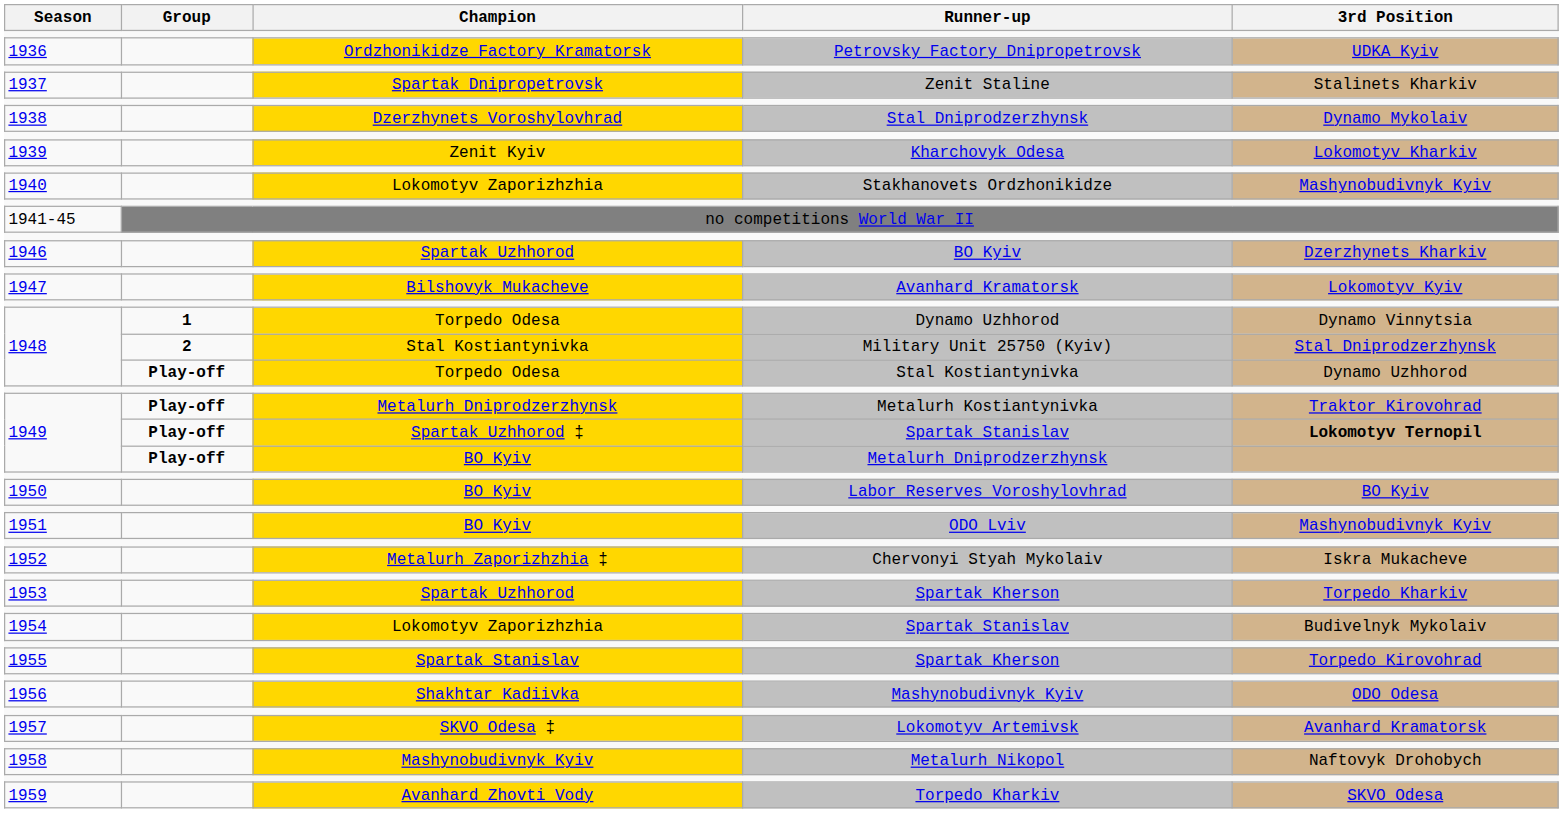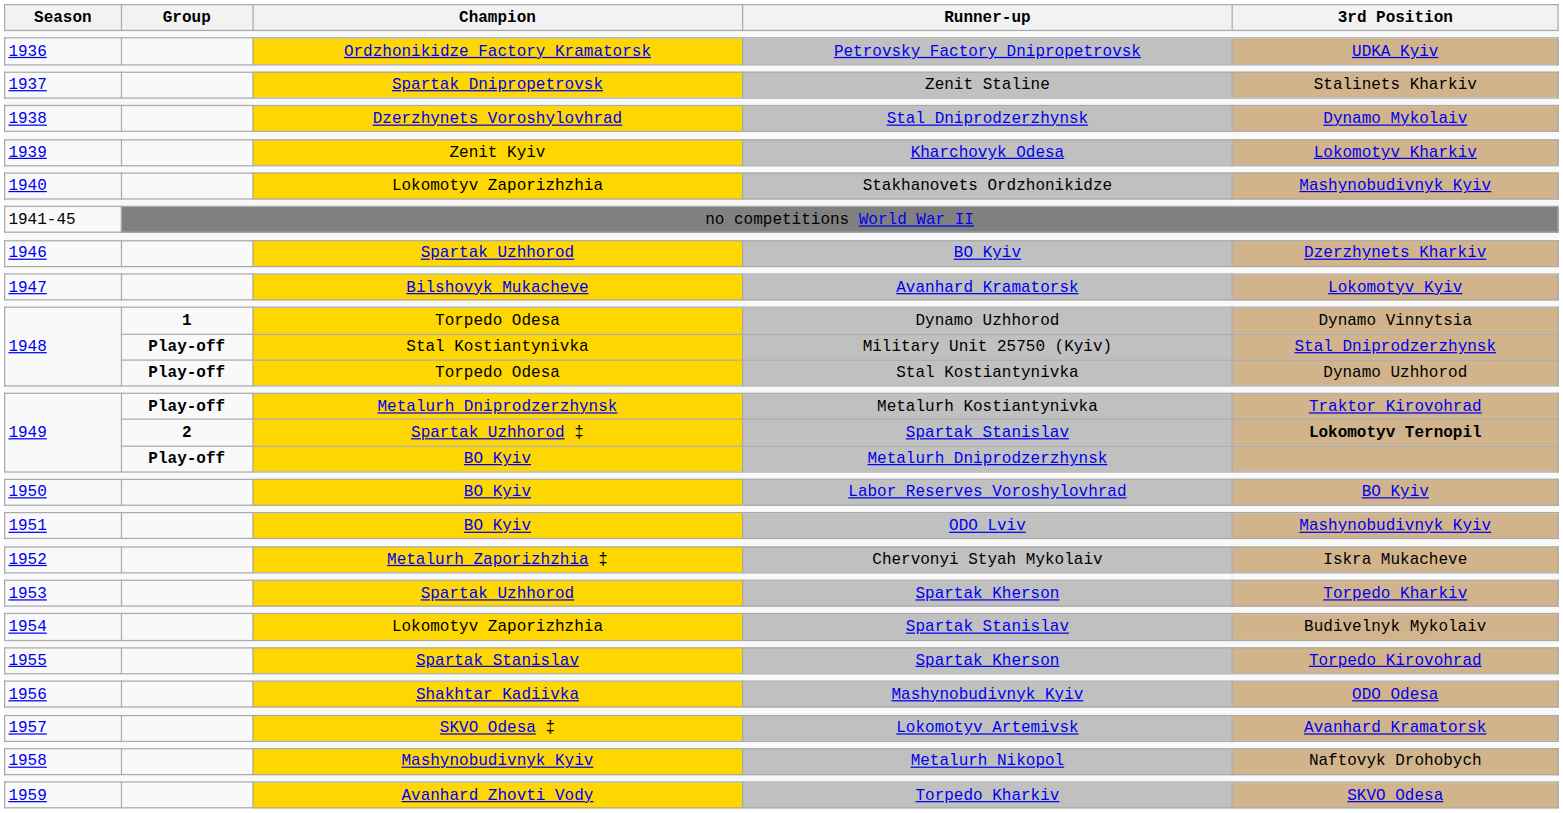(187, 347) 2 -> (187, 347) Play-off
(187, 433) Play-off -> (187, 433) 2
